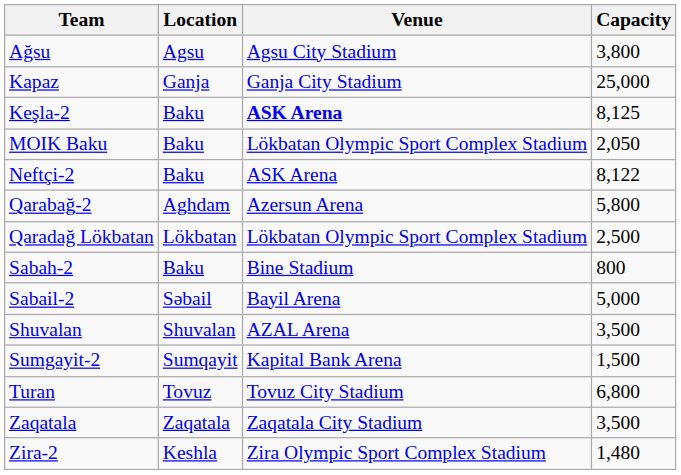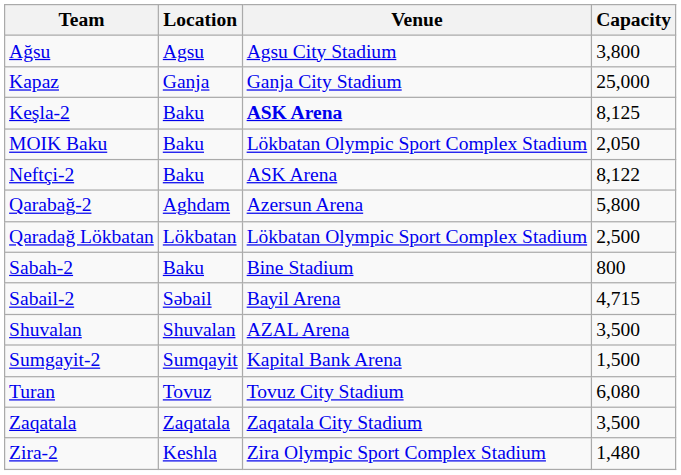(618, 298) 5,000 -> (618, 298) 4,715
(618, 391) 6,800 -> (618, 391) 6,080
